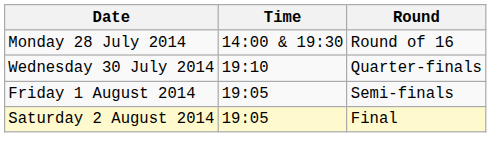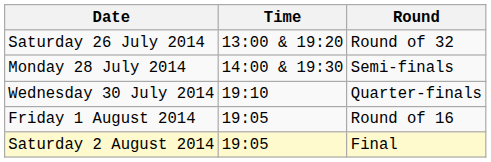+ row: (107, 43)
(402, 43) Round of 16 -> (402, 68) Semi-finals
(402, 94) Semi-finals -> (402, 119) Round of 16
